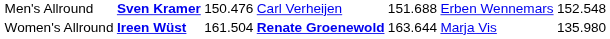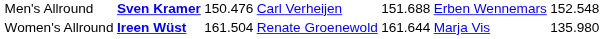(321, 27) bold -> (317, 27) normal
(412, 27) 163.644 -> (406, 27) 161.644
